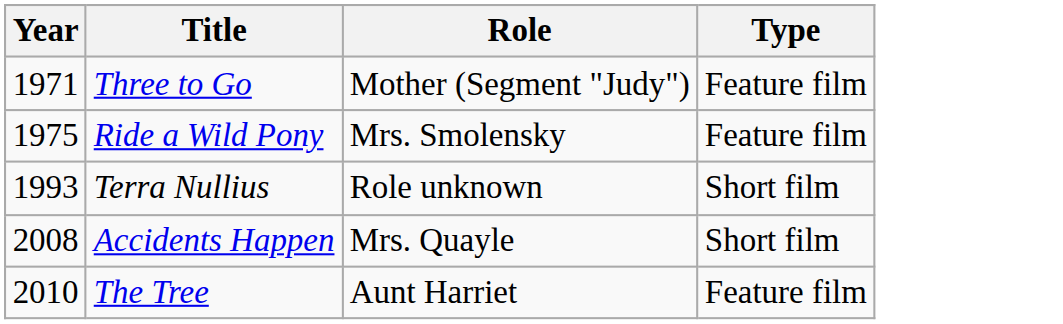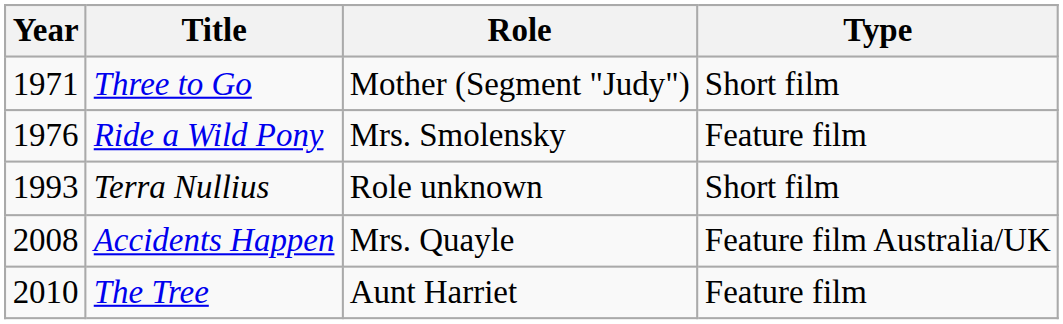(786, 82) Feature film -> (772, 82) Short film
(46, 135) 1975 -> (46, 135) 1976
(772, 239) Short film -> (878, 239) Feature film Australia/UK
